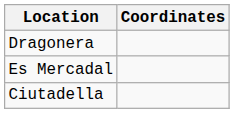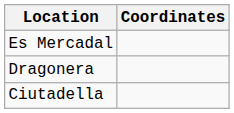rows swapped: (51, 43) <-> (61, 69)
